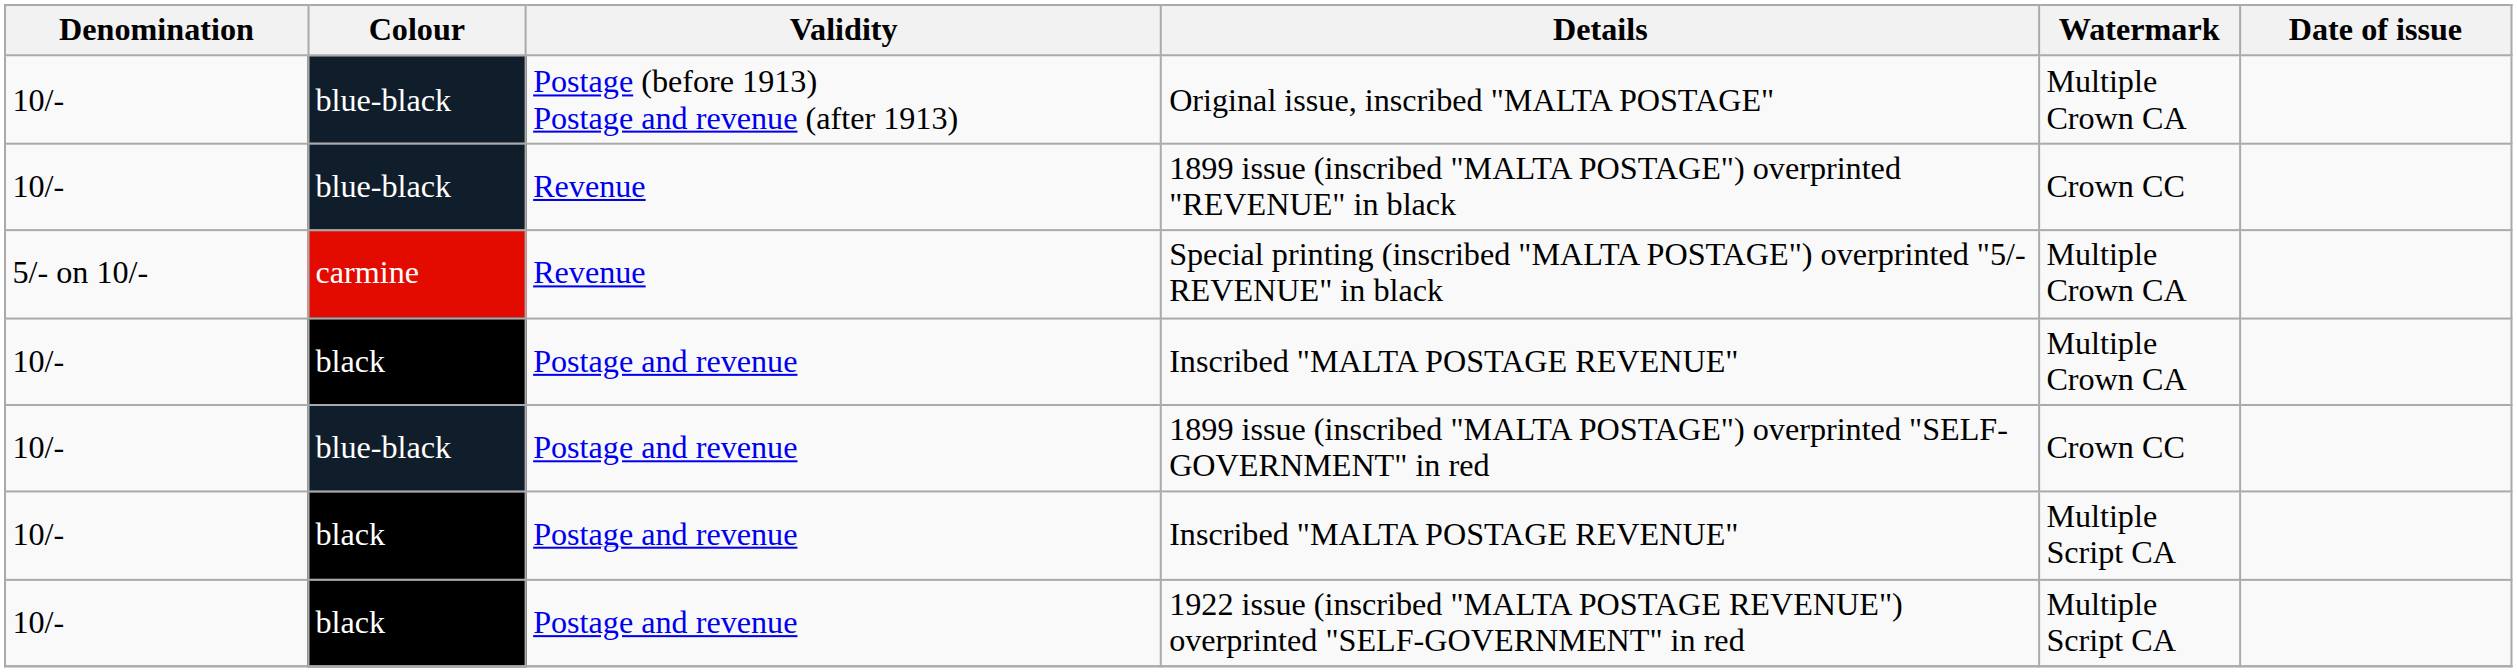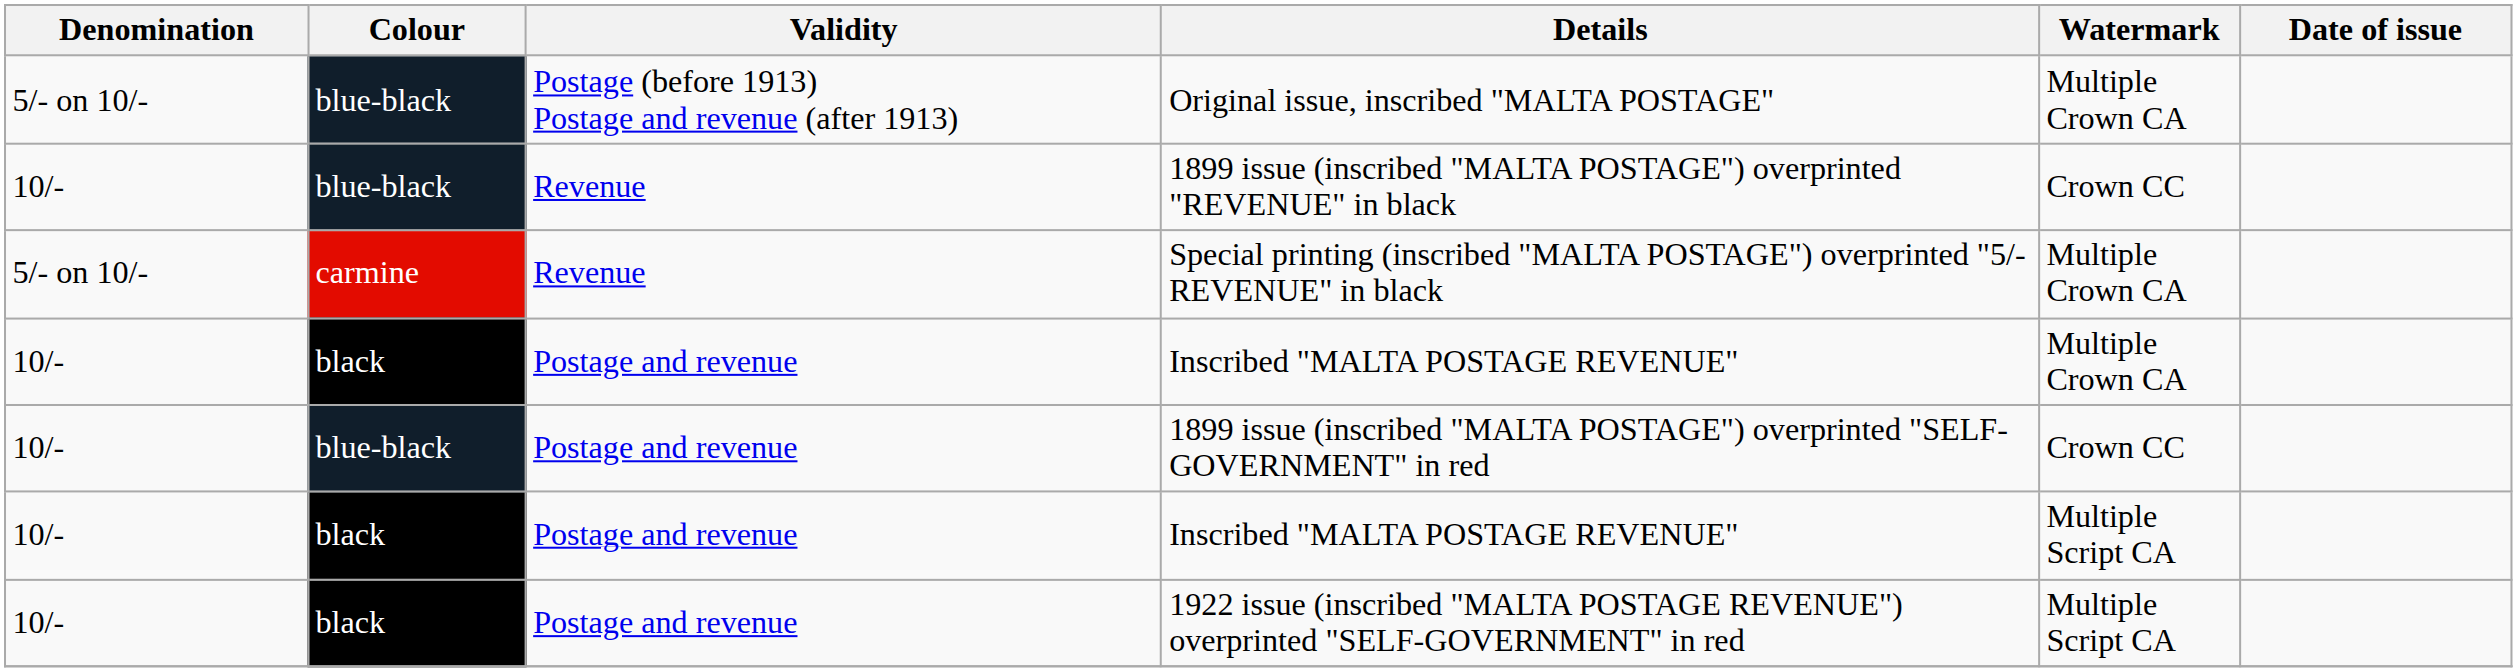(38, 99) 10/- -> (80, 99) 5/- on 10/-
